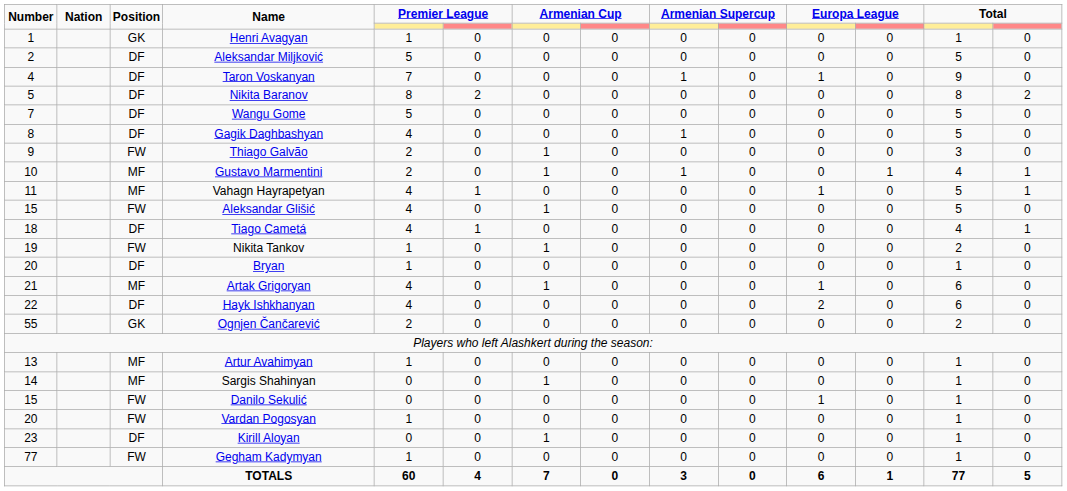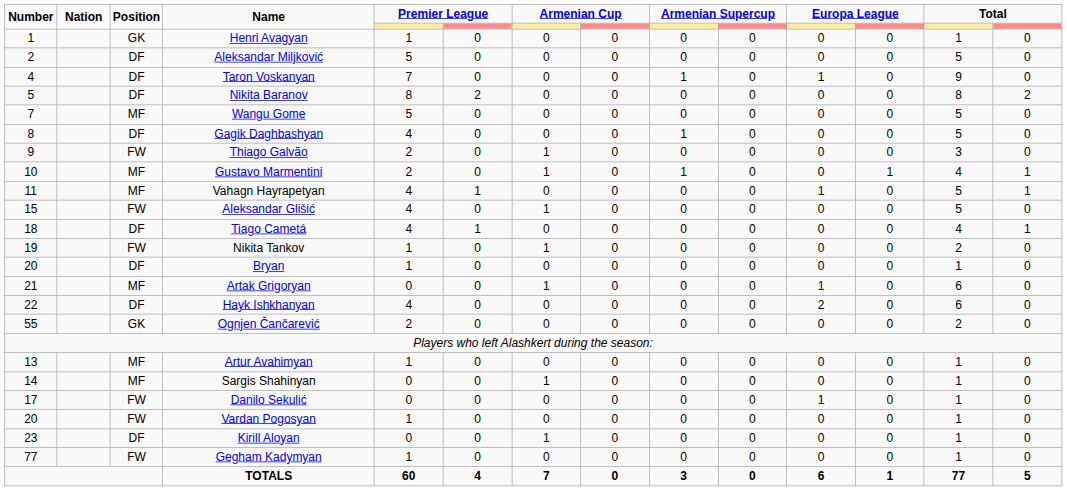(137, 114) DF -> (137, 114) MF
(409, 285) 4 -> (409, 285) 0
(31, 400) 15 -> (31, 400) 17
